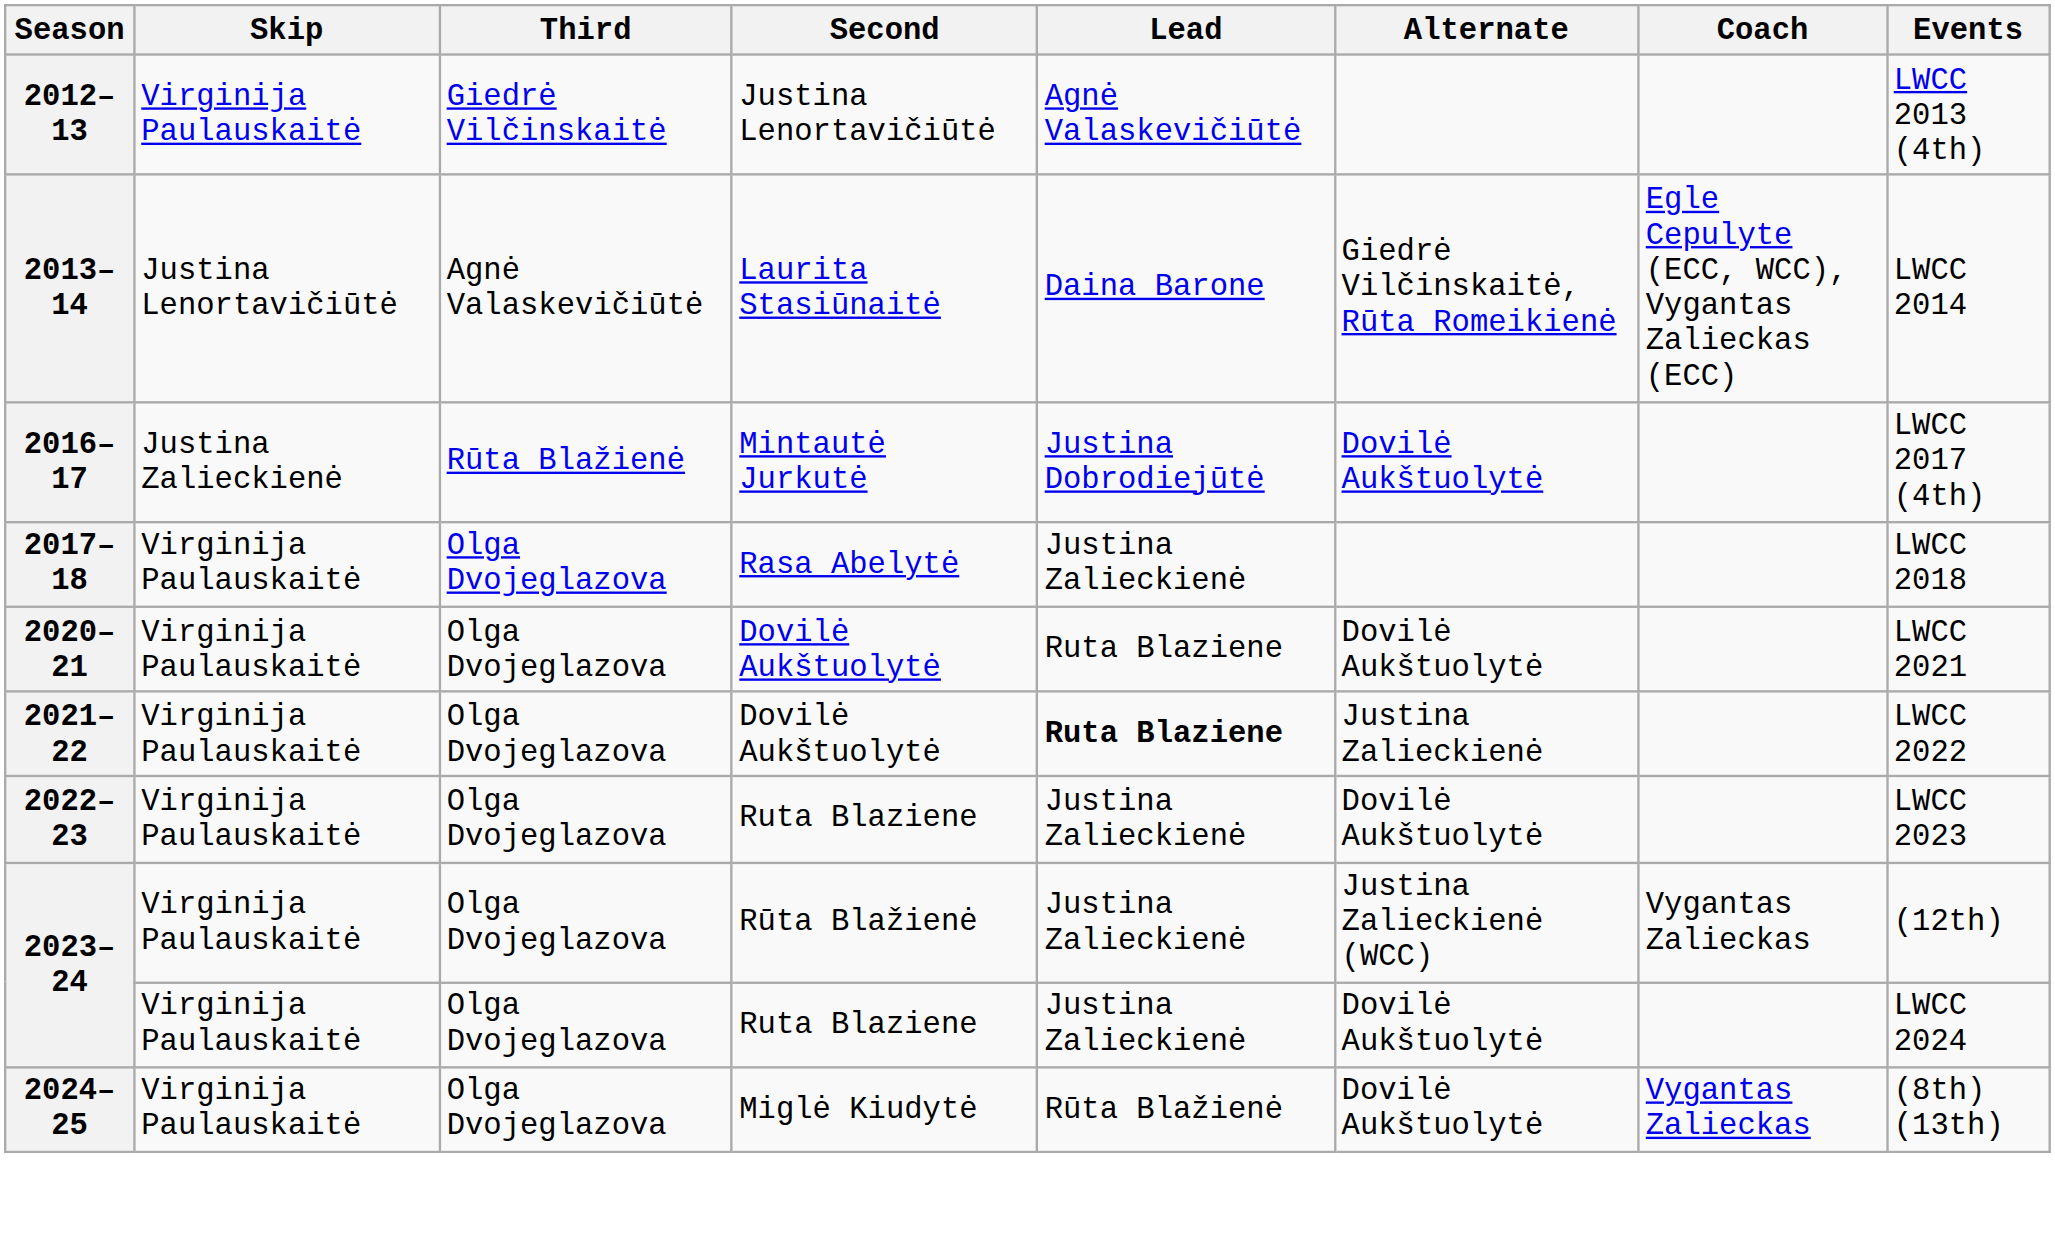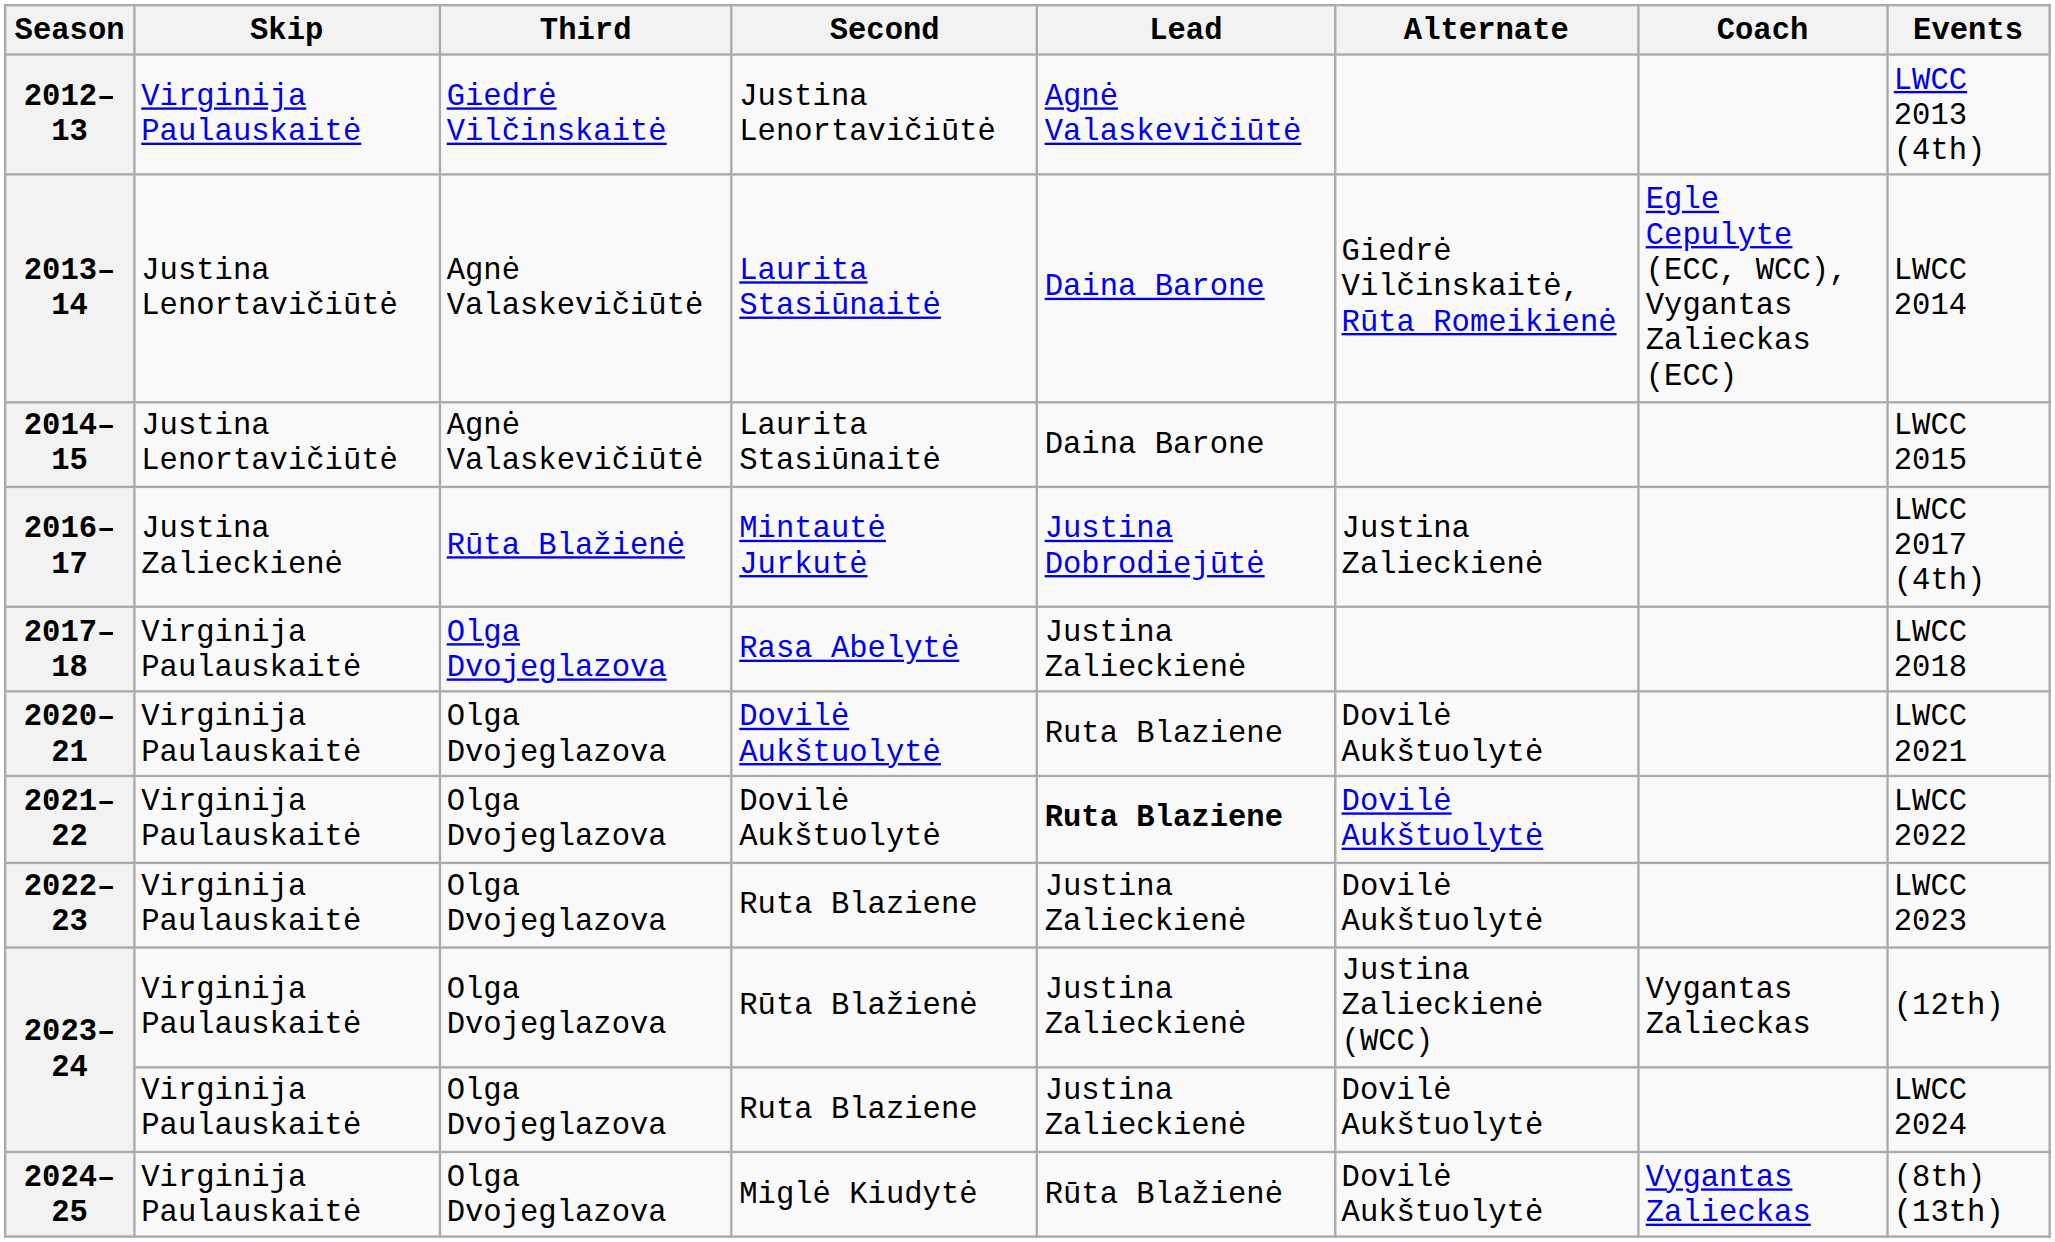+ row: (70, 444)
(1442, 461) Dovilė Aukštuolytė -> (1442, 546) Justina Zalieckienė
(1442, 734) Justina Zalieckienė -> (1442, 819) Dovilė Aukštuolytė
